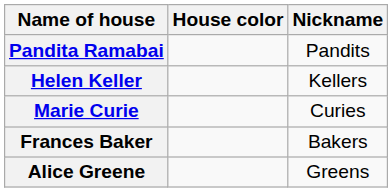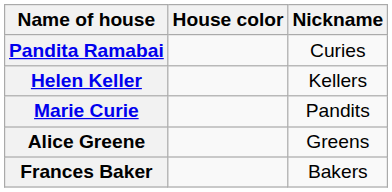(338, 50) Pandits -> (338, 50) Curies
(338, 111) Curies -> (338, 111) Pandits
rows swapped: (86, 141) <-> (86, 171)
